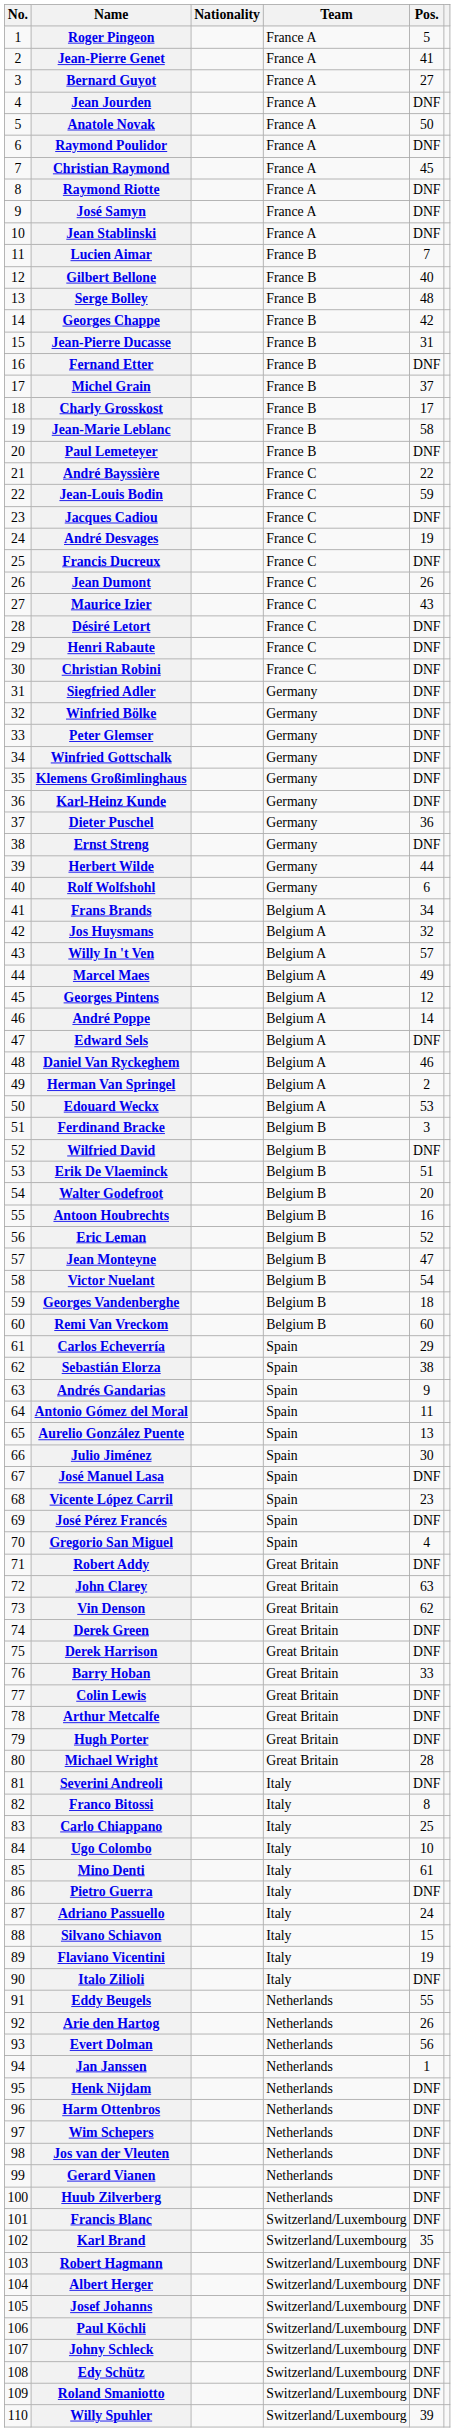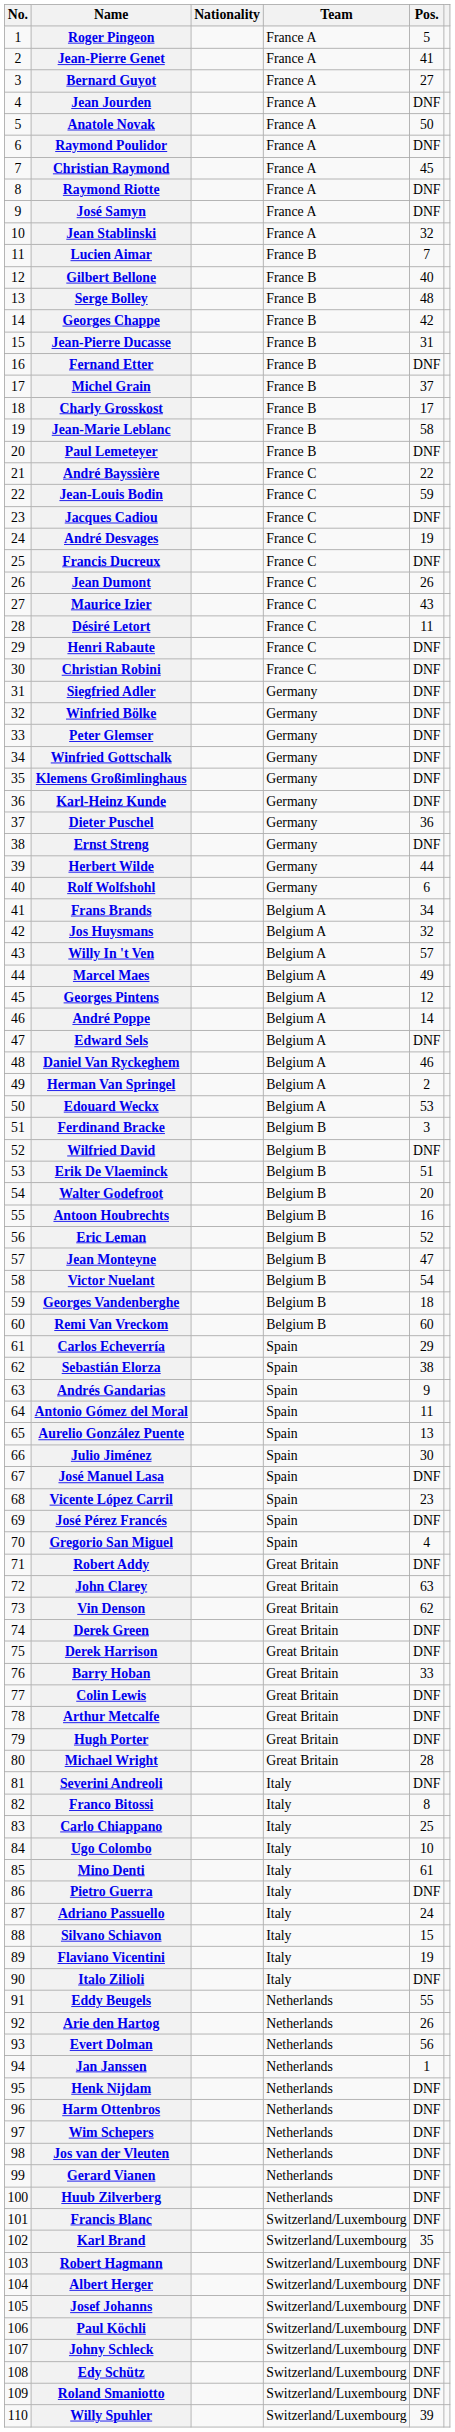(427, 233) DNF -> (427, 233) 32
(427, 626) DNF -> (427, 626) 11
